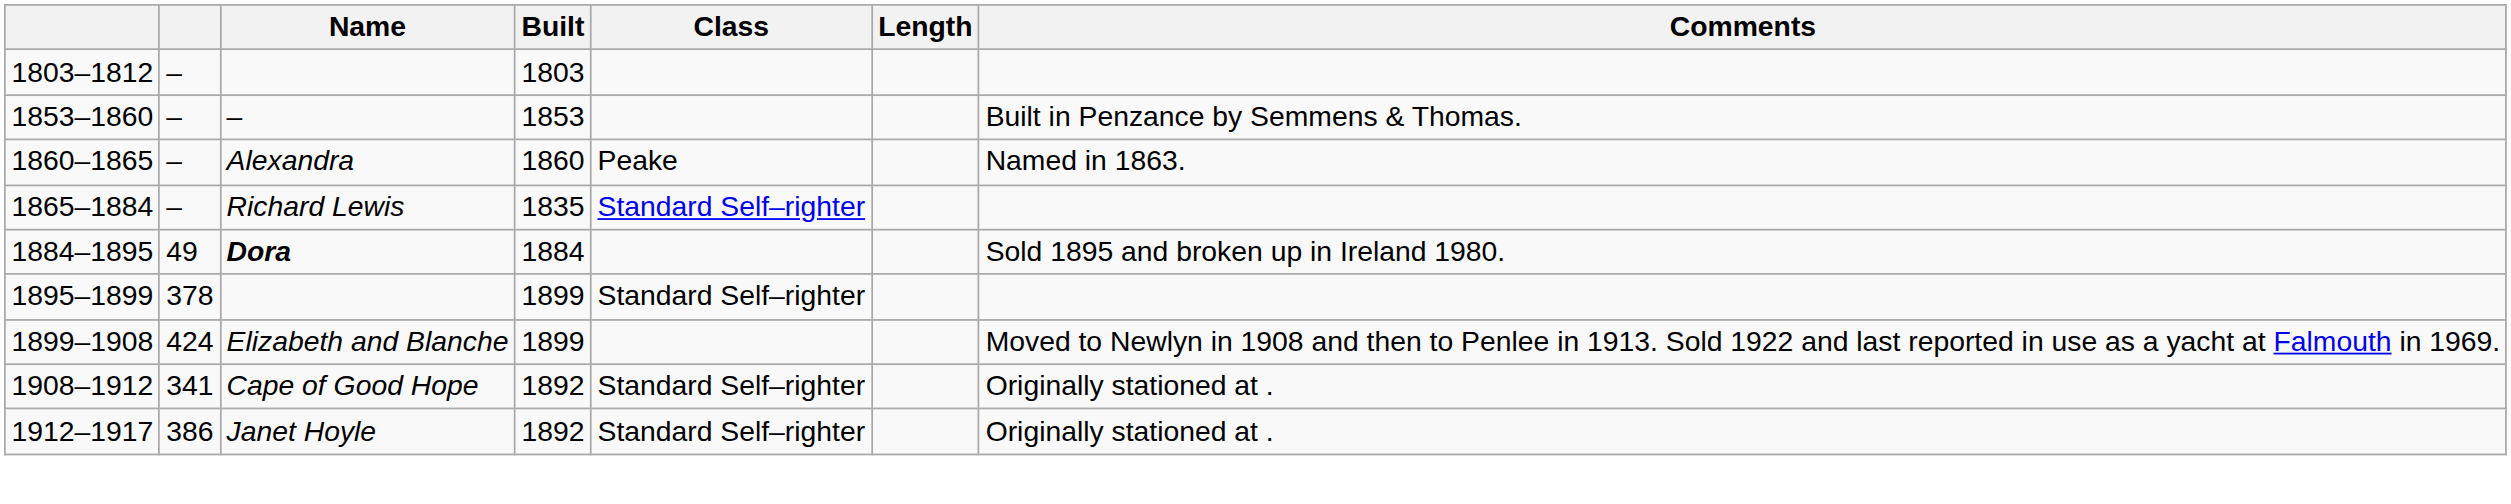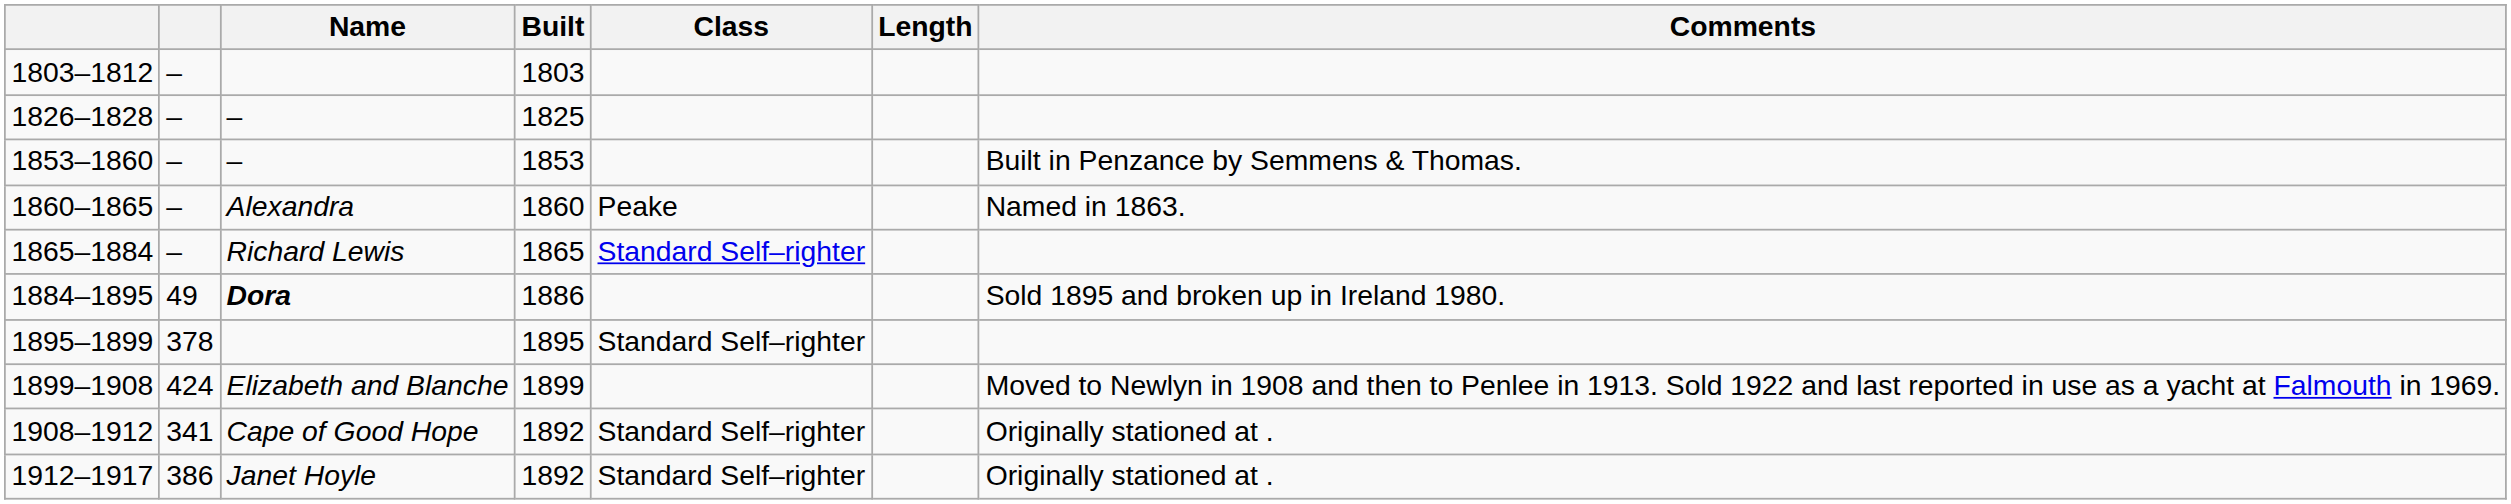+ row: (82, 116)
(553, 206) 1835 -> (553, 251) 1865
(553, 251) 1884 -> (553, 296) 1886
(553, 296) 1899 -> (553, 341) 1895
